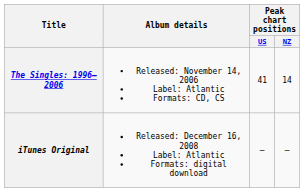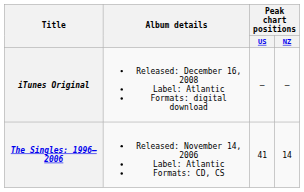rows swapped: (54, 80) <-> (54, 150)
